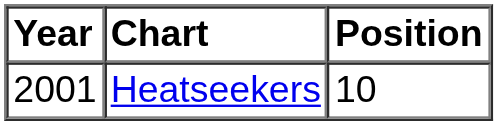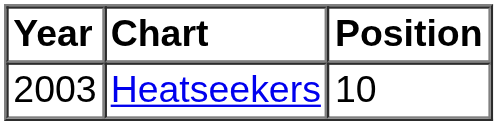(55, 89) 2001 -> (55, 89) 2003
